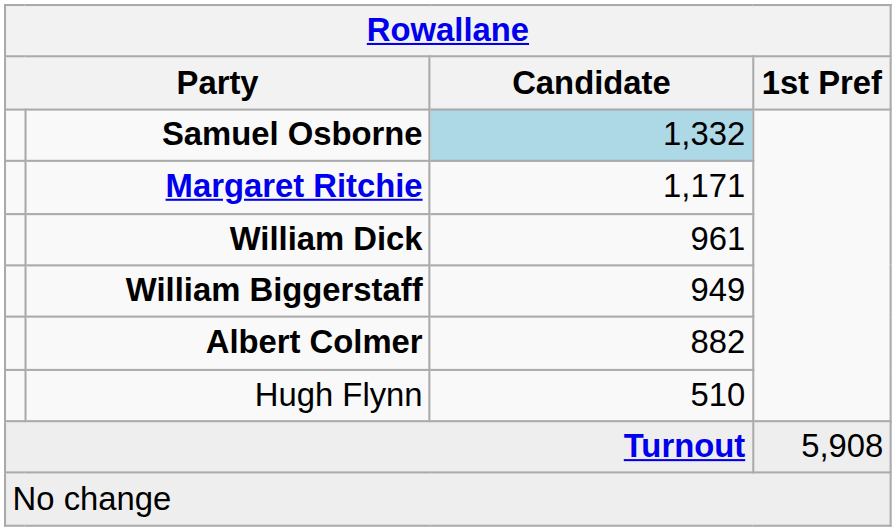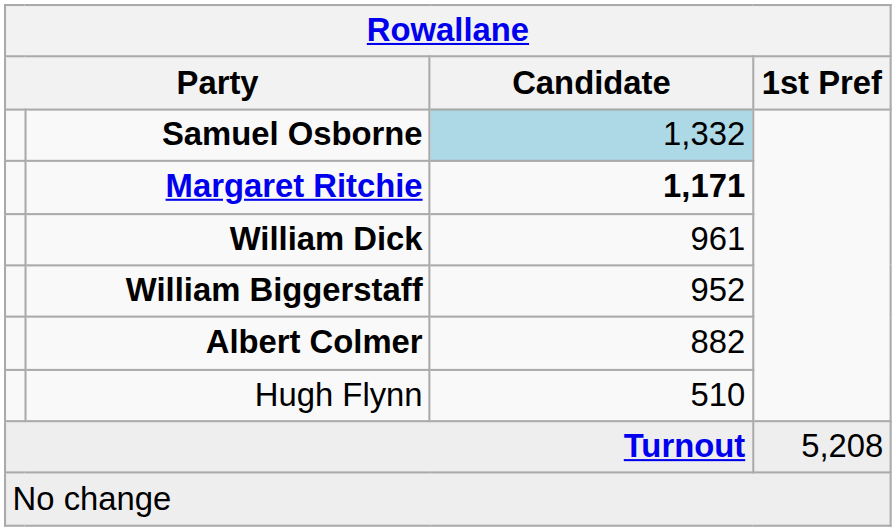(704, 186) normal -> (704, 186) bold
(718, 290) 949 -> (718, 290) 952
(842, 446) 5,908 -> (842, 446) 5,208
